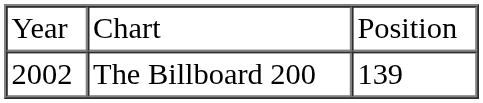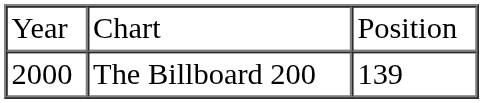(42, 73) 2002 -> (42, 73) 2000
